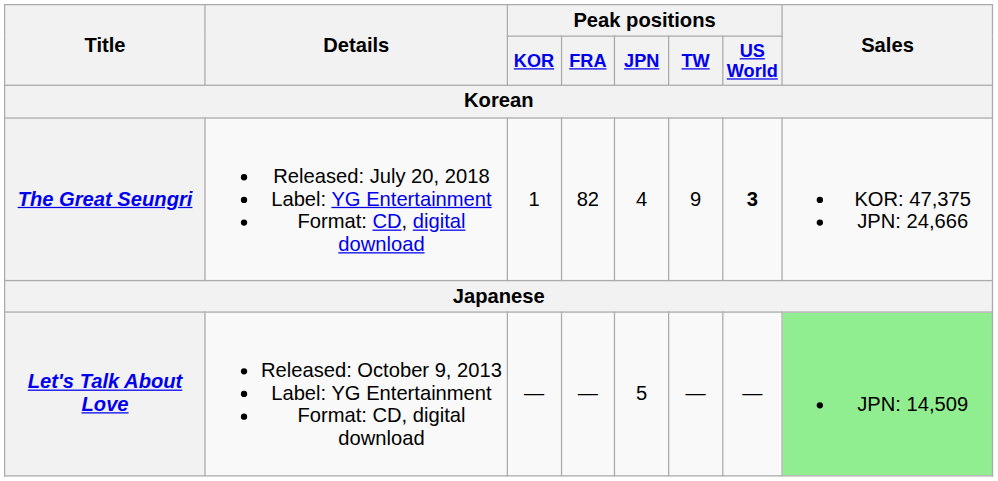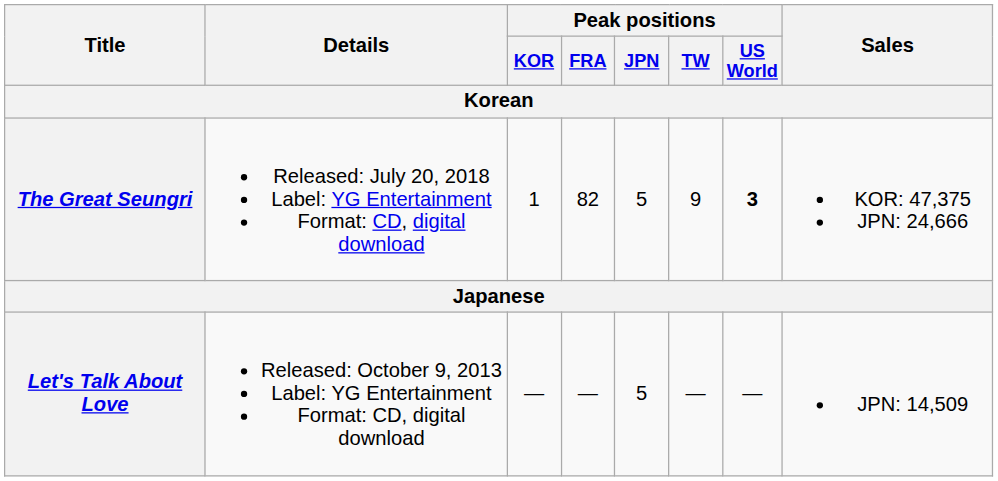(642, 198) 4 -> (642, 198) 5
(887, 405) lightgreen background -> (887, 405) no background
